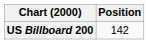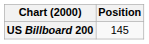(120, 30) 142 -> (120, 30) 145
